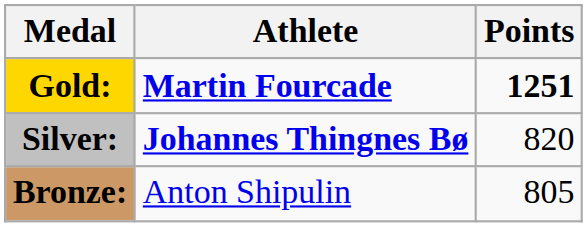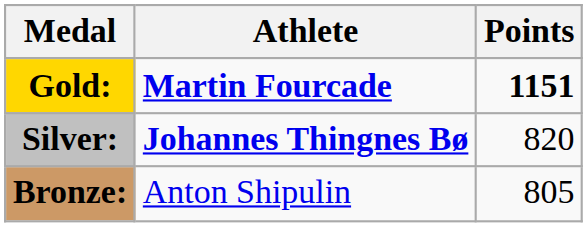(541, 85) 1251 -> (541, 85) 1151
